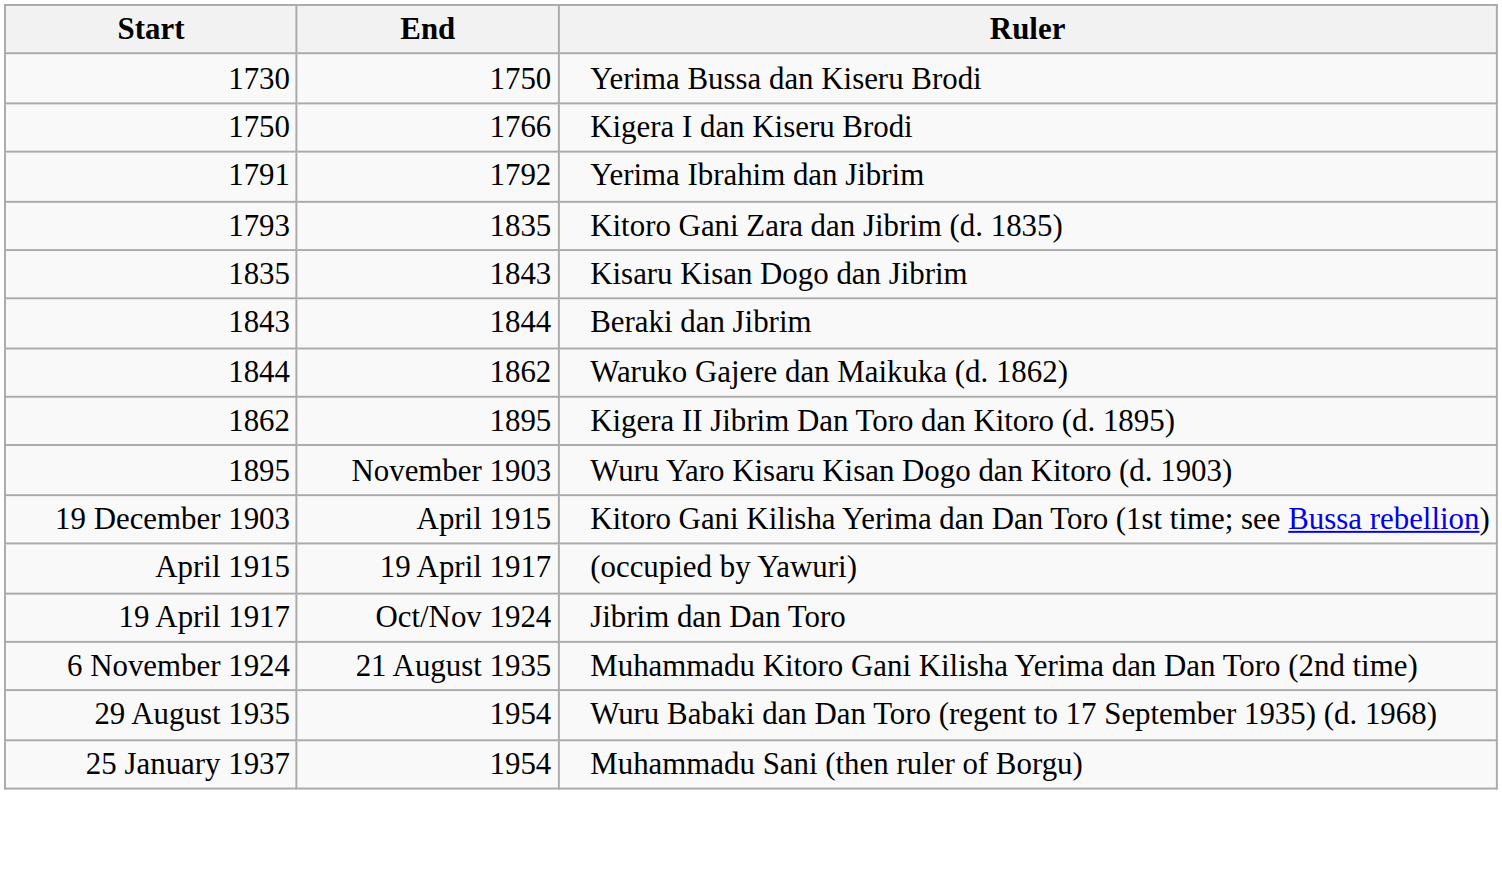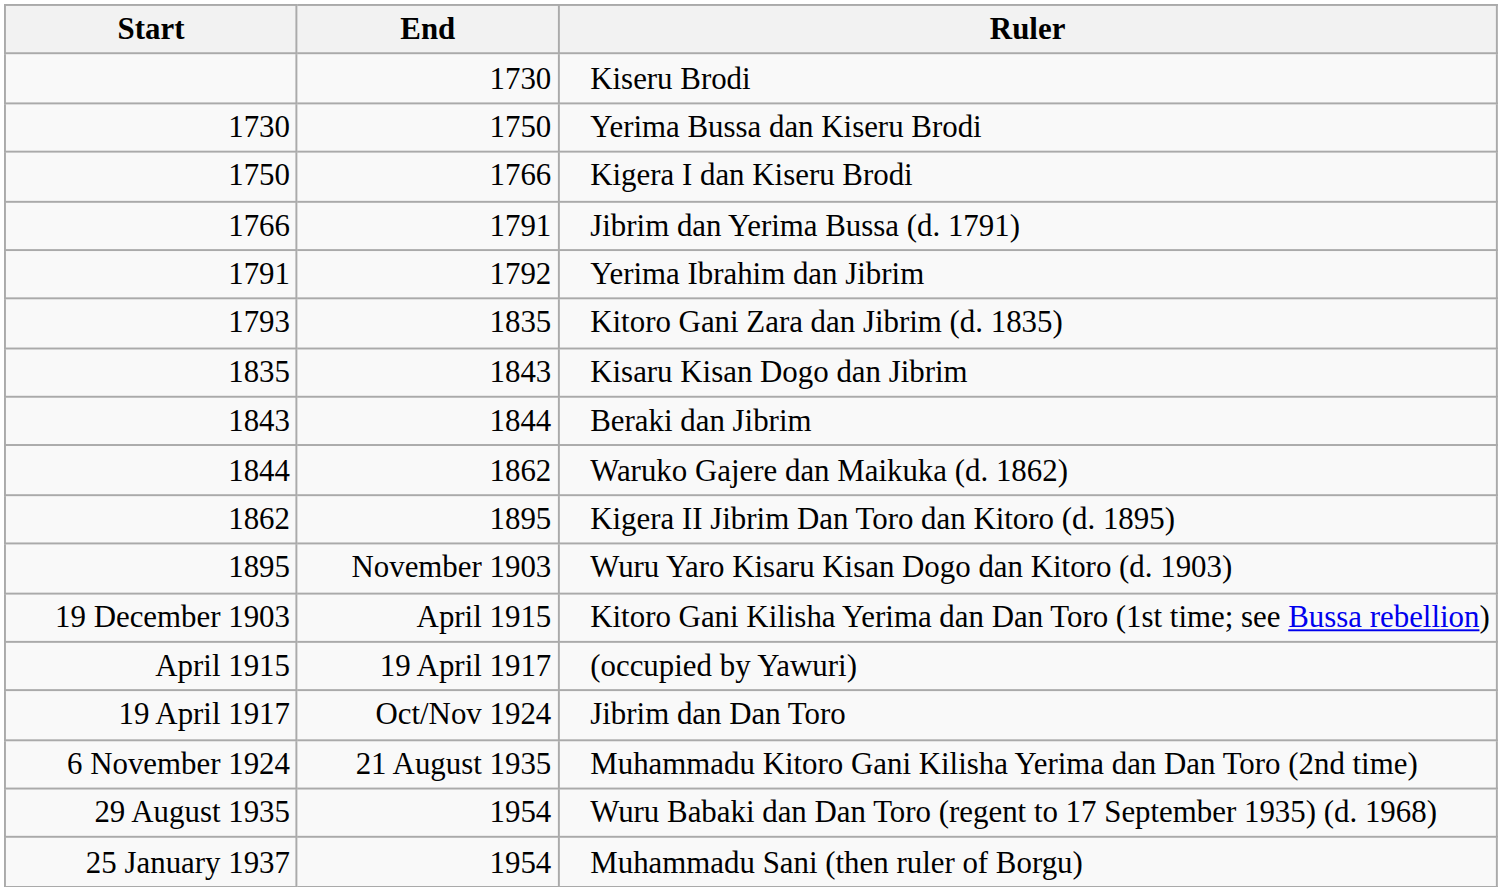+ row: (670, 77)
+ row: (805, 224)
